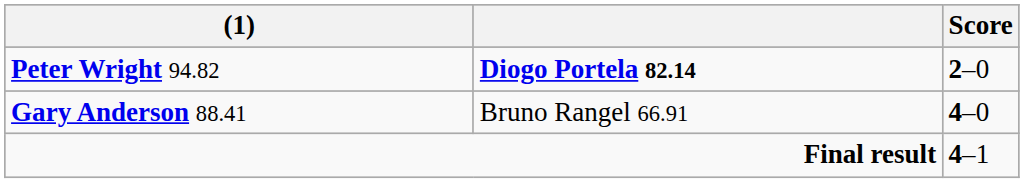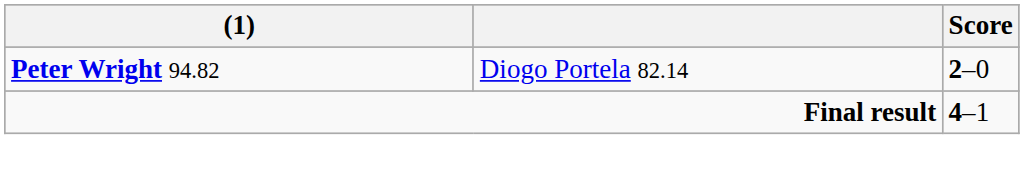(588, 68) bold -> (584, 68) normal
- row: (129, 111)
